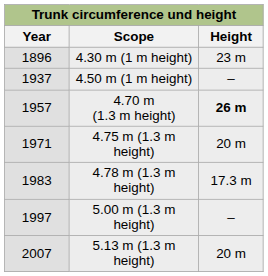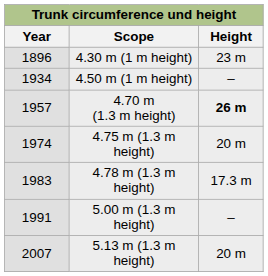(37, 79) 1937 -> (37, 79) 1934
(37, 144) 1971 -> (37, 144) 1974
(37, 217) 1997 -> (37, 217) 1991
